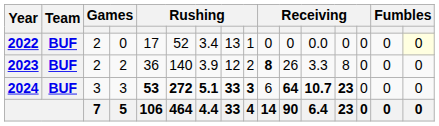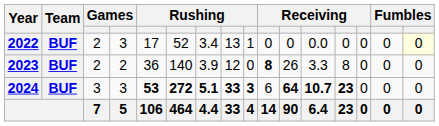(123, 44) 0 -> (123, 44) 3
(250, 66) 2 -> (250, 66) 0
